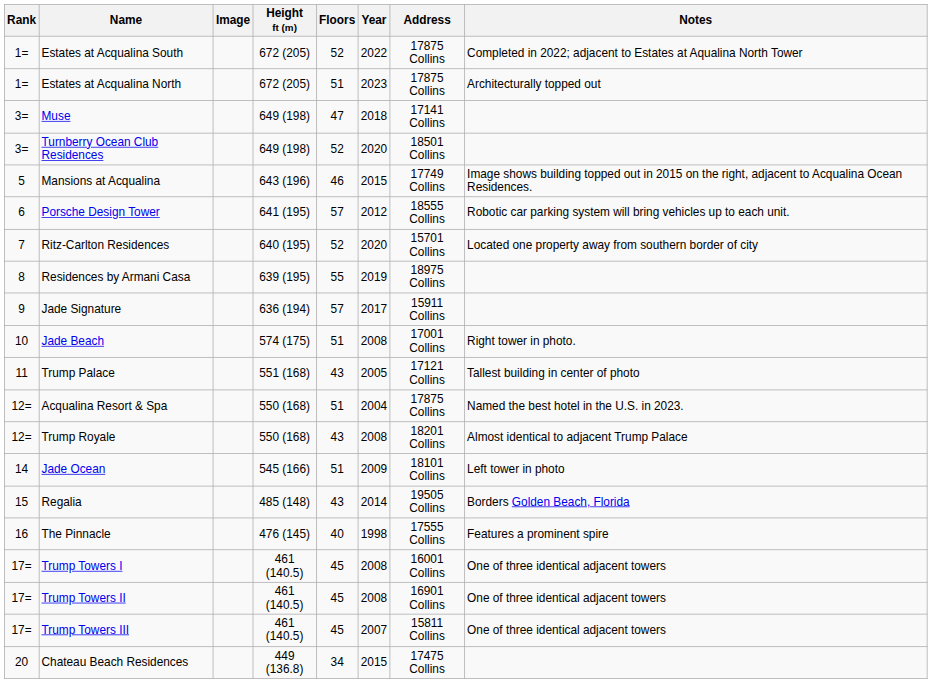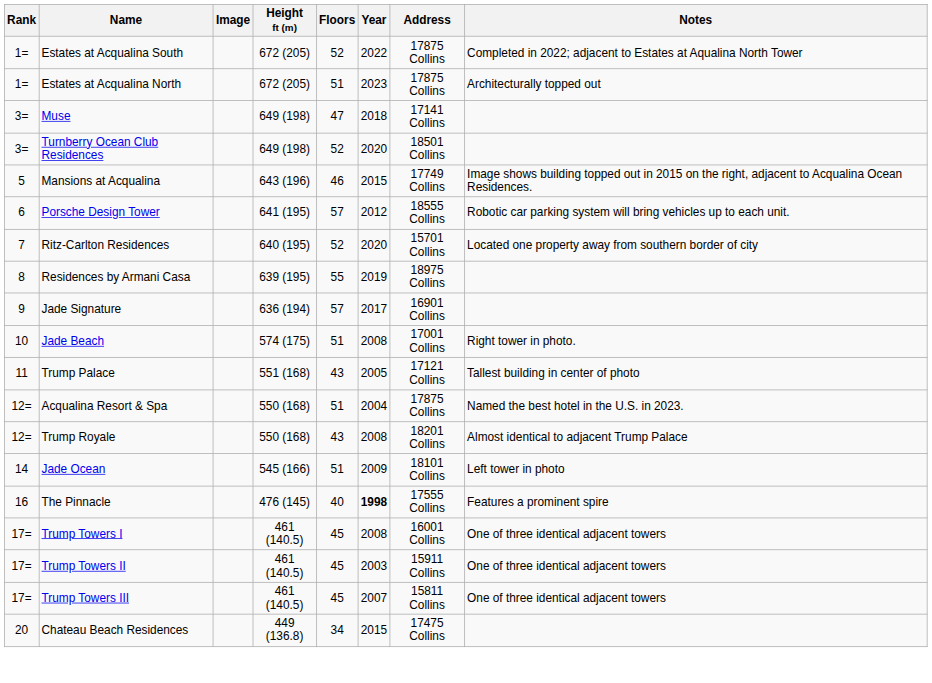(427, 309) 15911 Collins -> (427, 309) 16901 Collins
- row: (62, 502)
(374, 534) normal -> (374, 502) bold
(374, 598) 2008 -> (374, 566) 2003
(427, 598) 16901 Collins -> (427, 566) 15911 Collins
